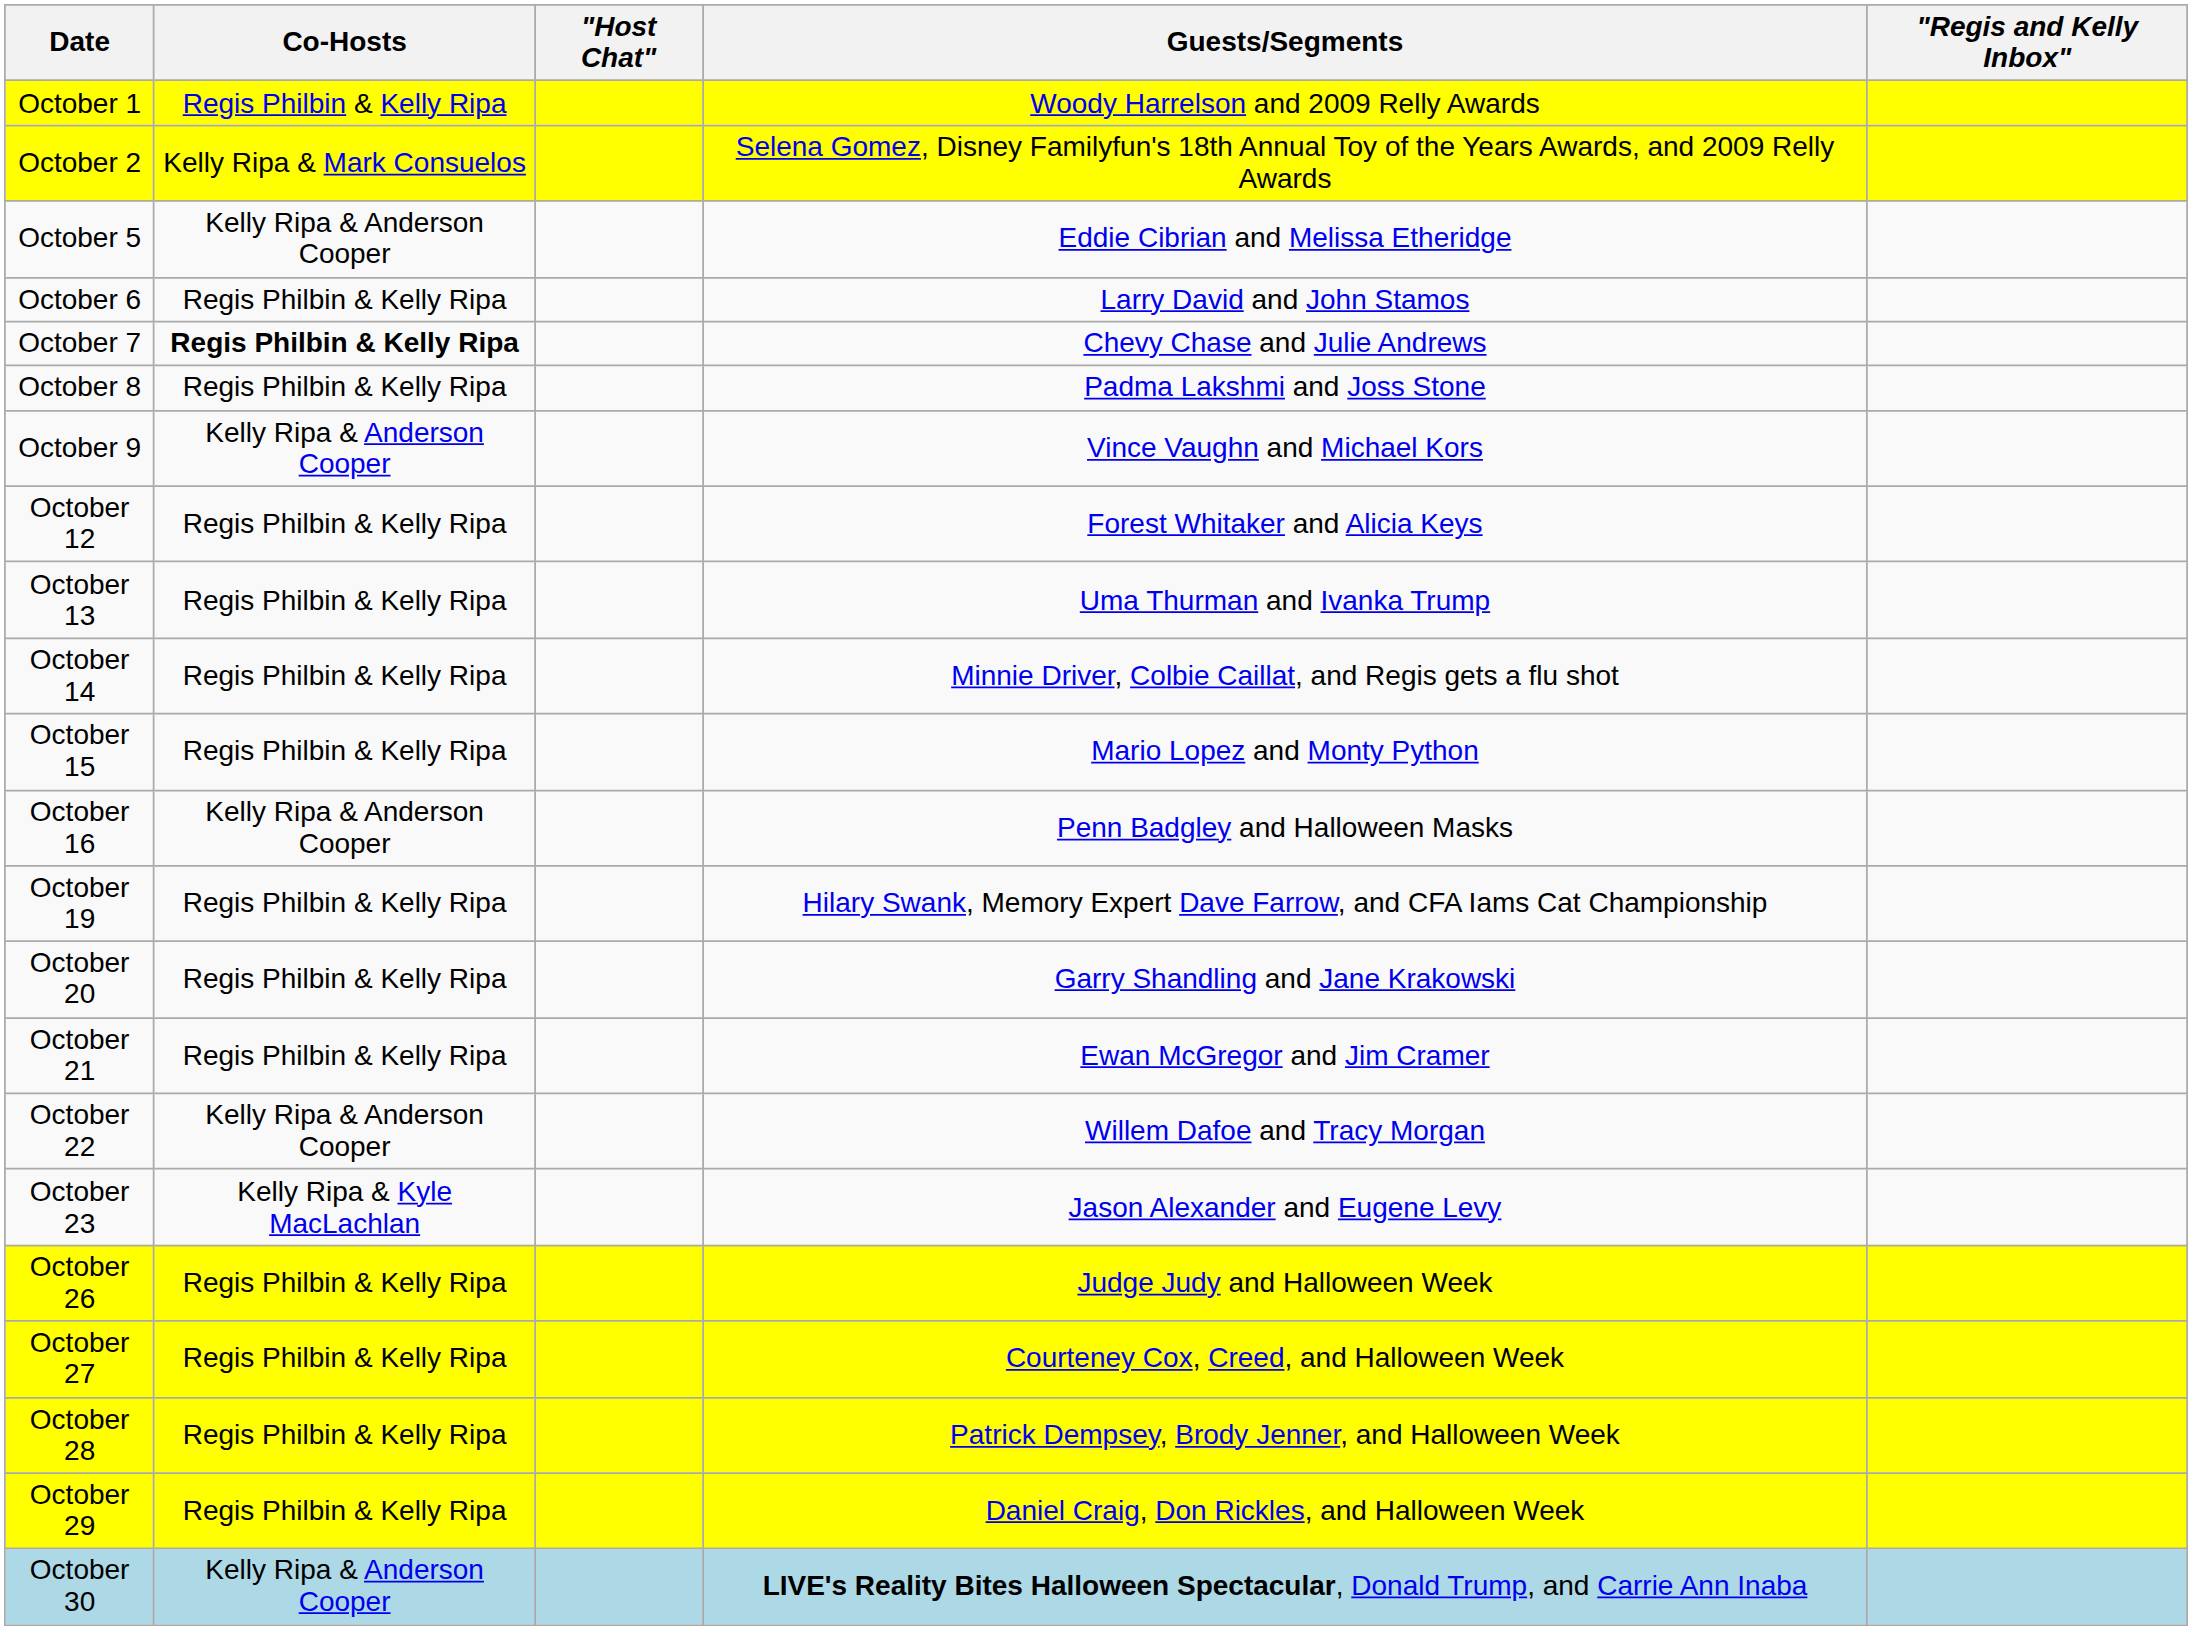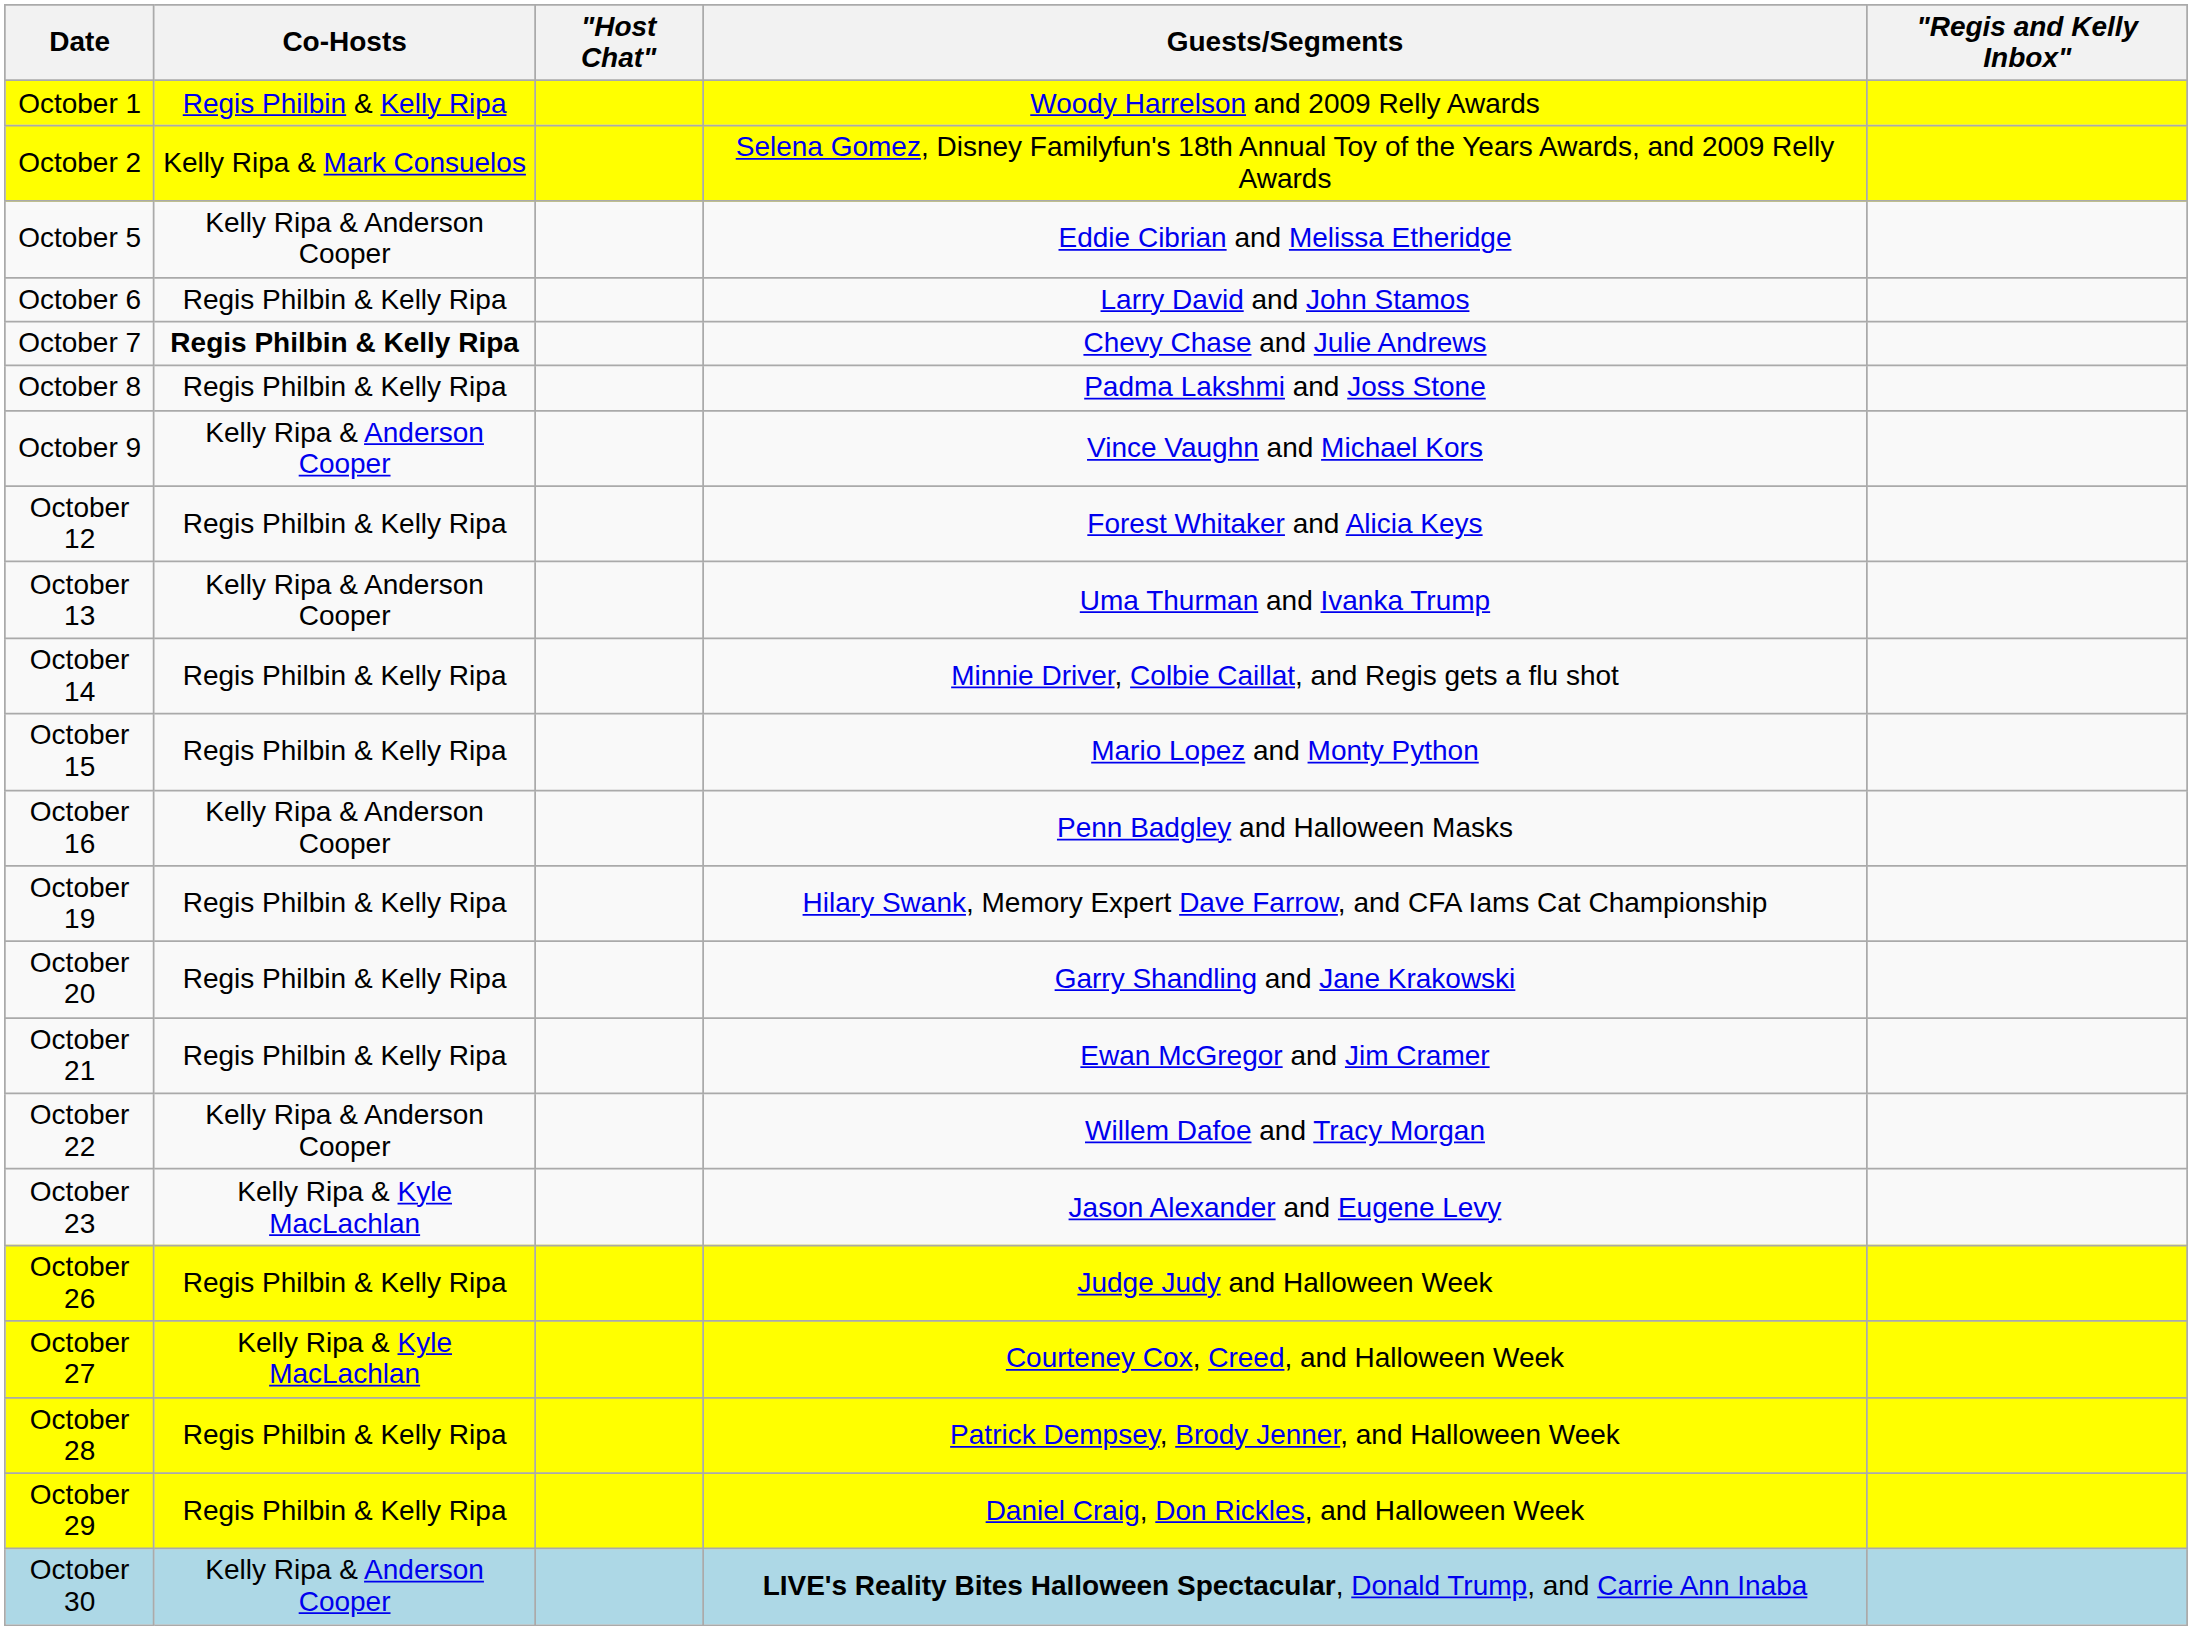(345, 599) Regis Philbin & Kelly Ripa -> (345, 599) Kelly Ripa & Anderson Cooper
(345, 1358) Regis Philbin & Kelly Ripa -> (345, 1358) Kelly Ripa & Kyle MacLachlan
